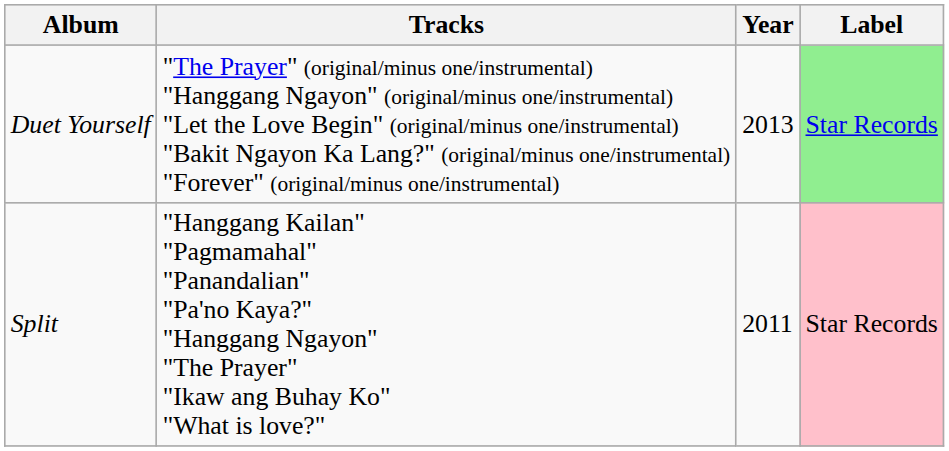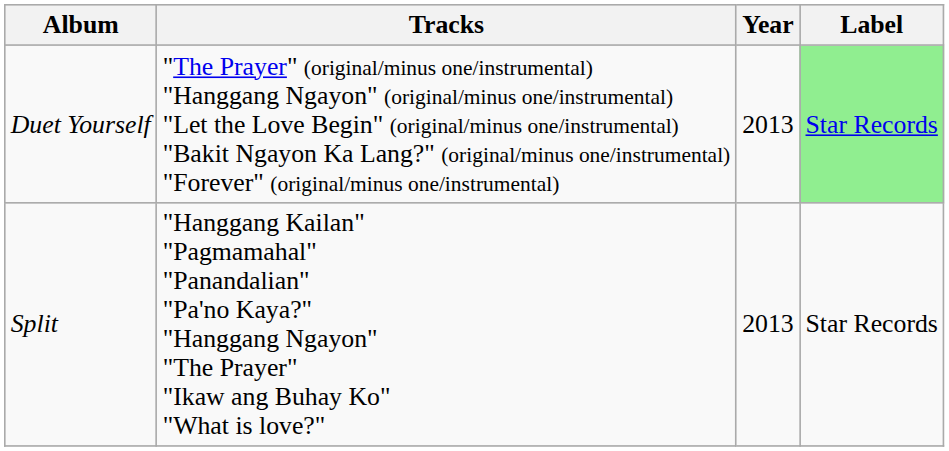(767, 323) 2011 -> (768, 323) 2013
(872, 323) pink background -> (872, 323) no background
